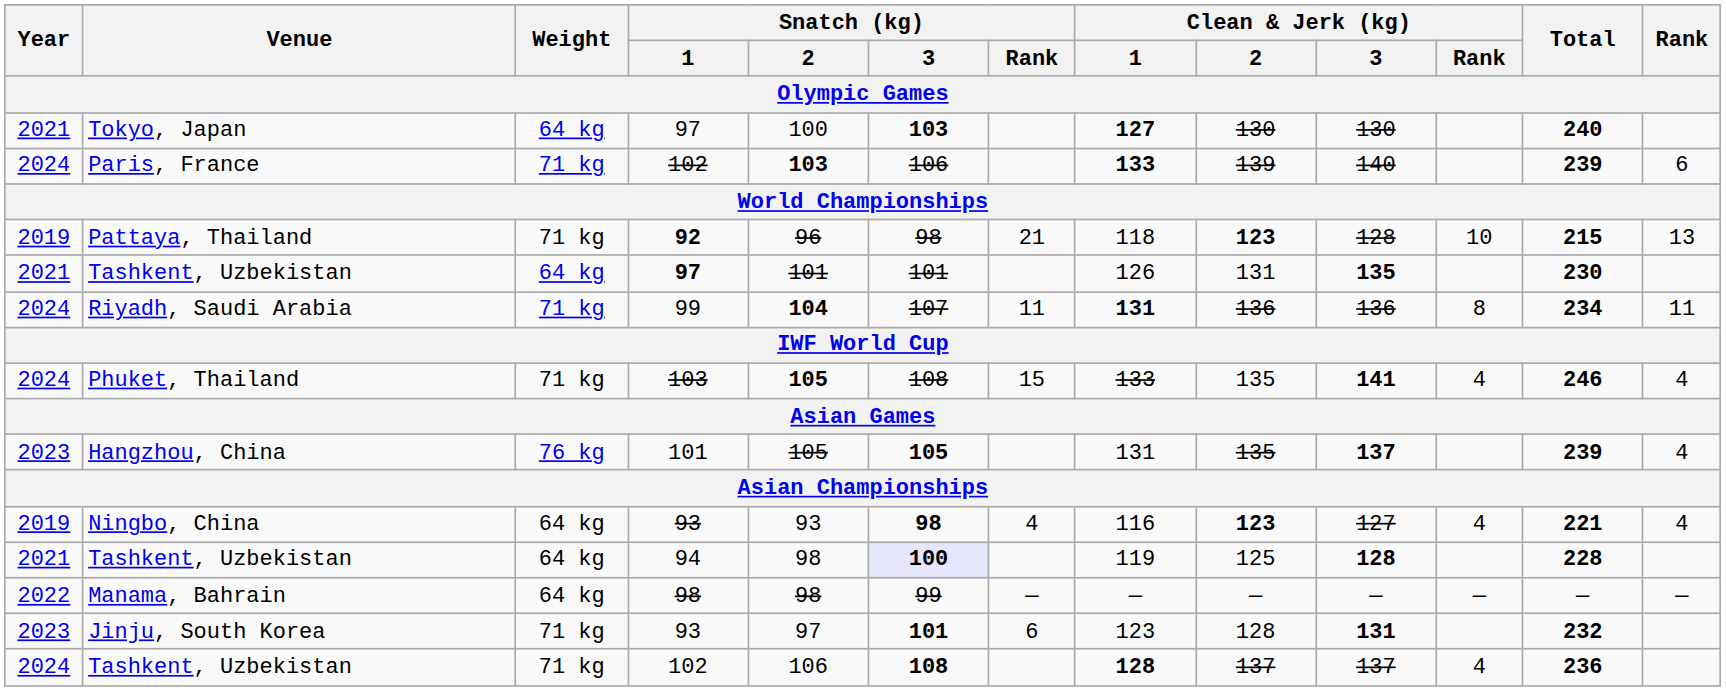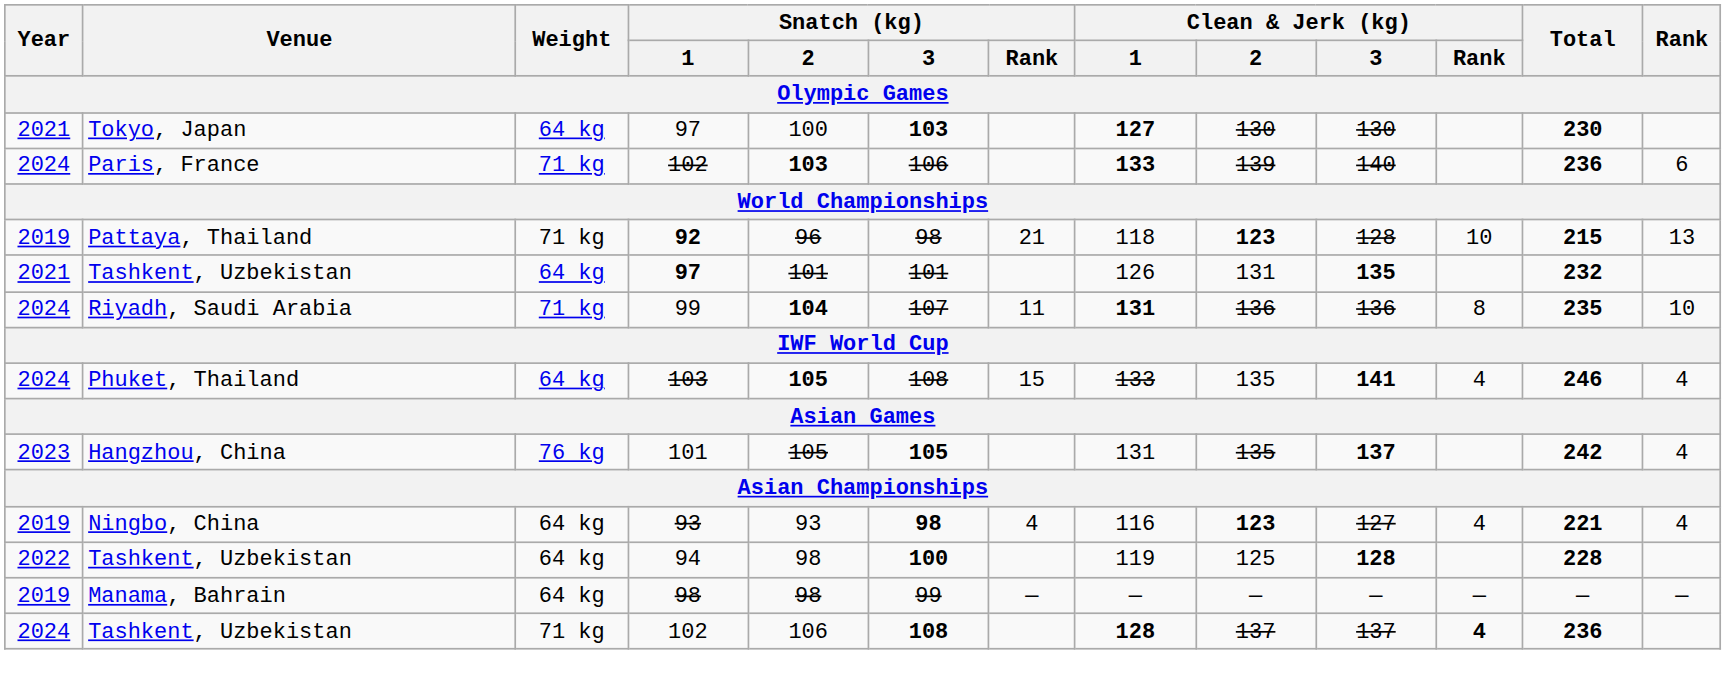(1583, 130) 240 -> (1583, 130) 230
(1583, 166) 239 -> (1583, 166) 236
(1583, 273) 230 -> (1583, 273) 232
(1583, 309) 234 -> (1583, 309) 235
(1682, 309) 11 -> (1682, 309) 10
(572, 381) 71 kg -> (572, 381) 64 kg
(1583, 452) 239 -> (1583, 452) 242
(44, 560) 2021 -> (44, 560) 2022
(928, 560) lavender background -> (928, 560) no background
(44, 596) 2022 -> (44, 596) 2019
- row: (207, 631)
(1479, 667) normal -> (1479, 631) bold
